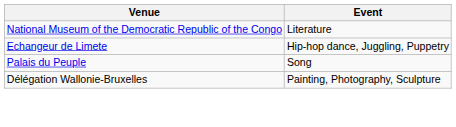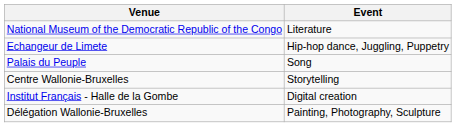+ row: (68, 79)
+ row: (92, 96)
